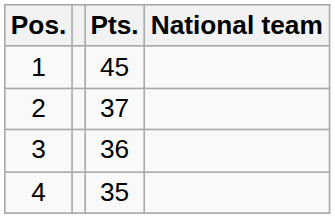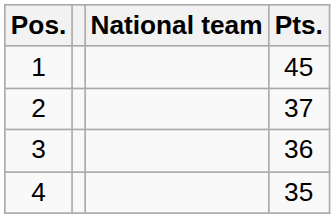columns swapped: (237, 25) <-> (115, 25)
